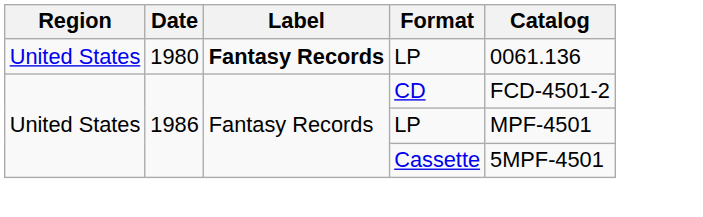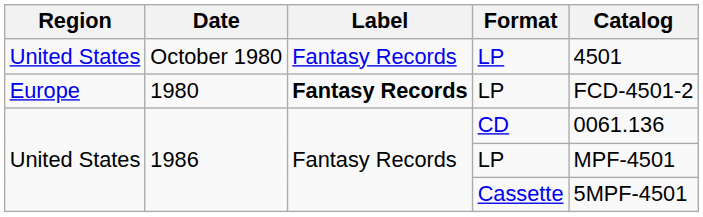+ row: (216, 56)
(75, 56) United States -> (45, 90) Europe
(535, 56) 0061.136 -> (633, 90) FCD-4501-2
(550, 90) FCD-4501-2 -> (619, 125) 0061.136
